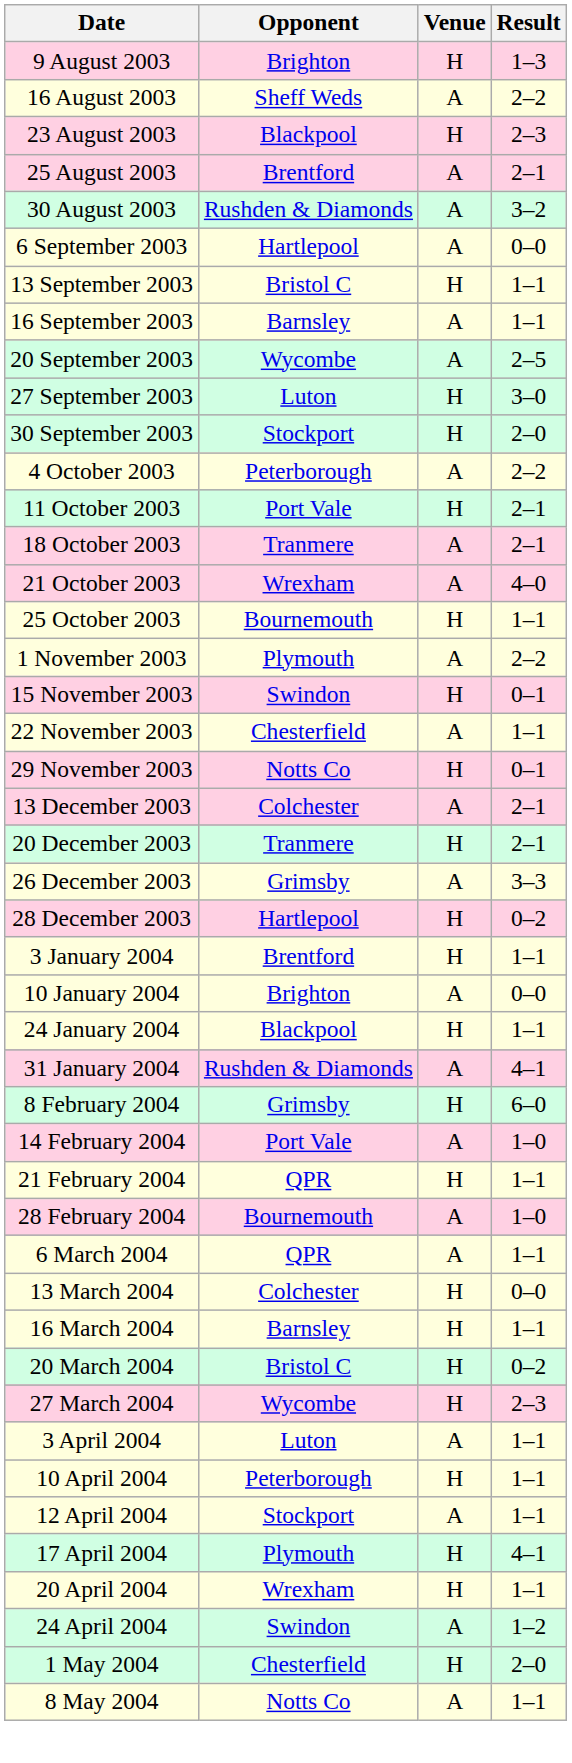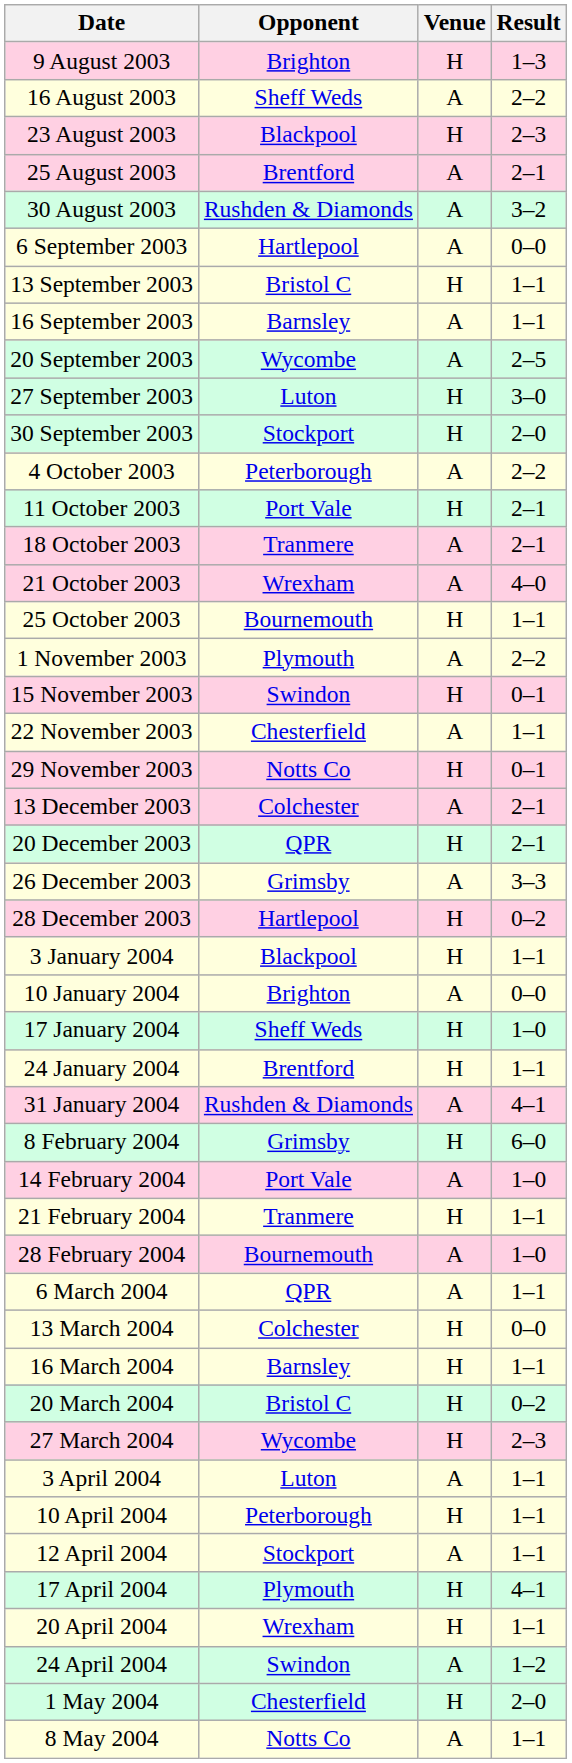(308, 843) Tranmere -> (308, 843) QPR
(308, 955) Brentford -> (308, 955) Blackpool
+ row: (102, 1030)
(308, 1030) Blackpool -> (308, 1067) Brentford
(308, 1179) QPR -> (308, 1216) Tranmere
